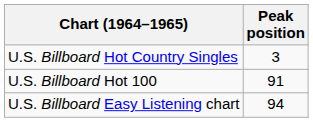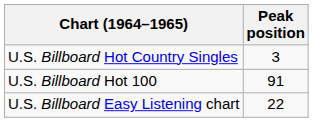(276, 104) 94 -> (276, 104) 22
